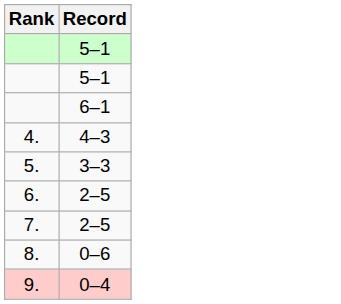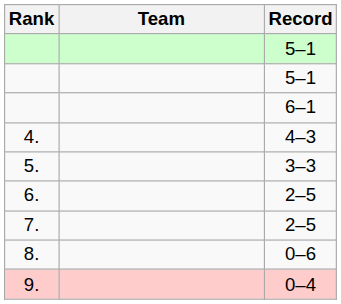+ column: (161, 19)
